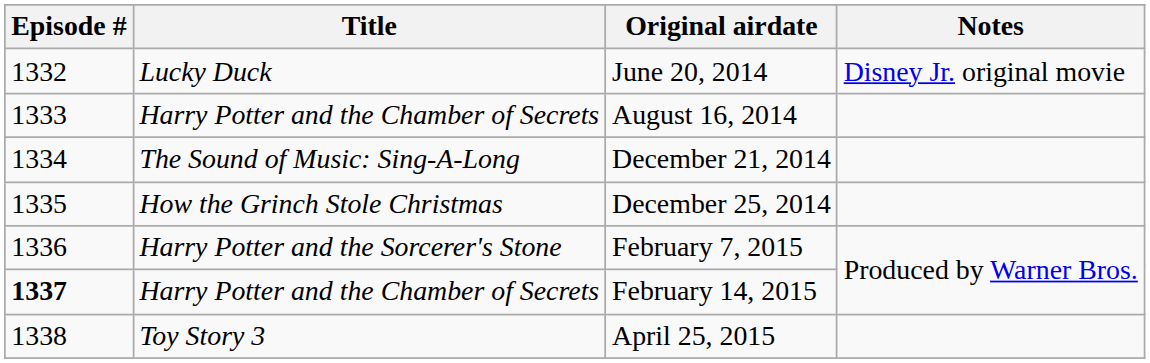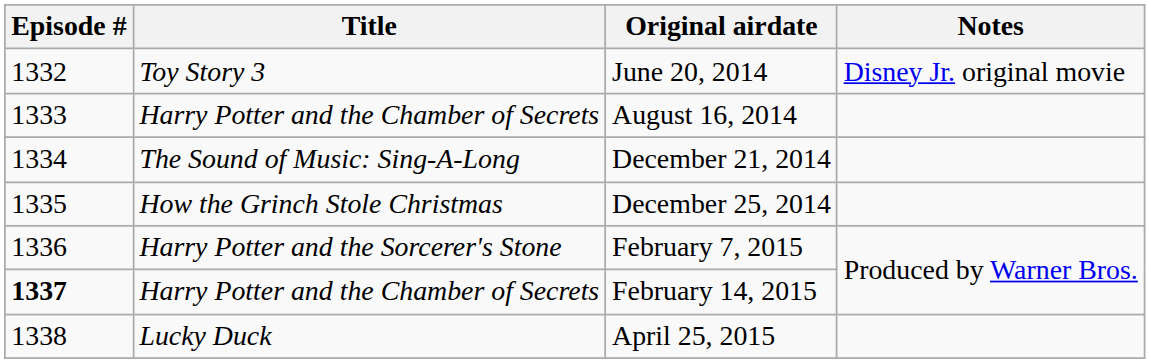(205, 70) Lucky Duck -> (202, 70) Toy Story 3
(202, 335) Toy Story 3 -> (205, 335) Lucky Duck
